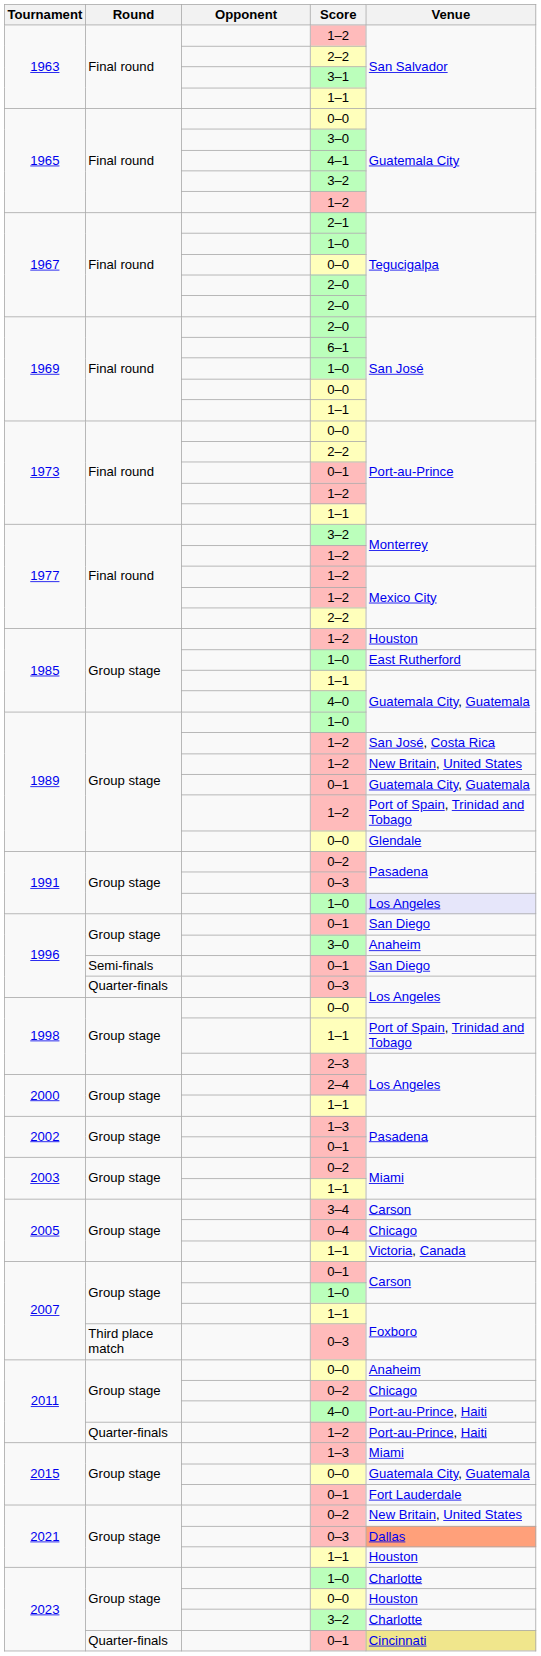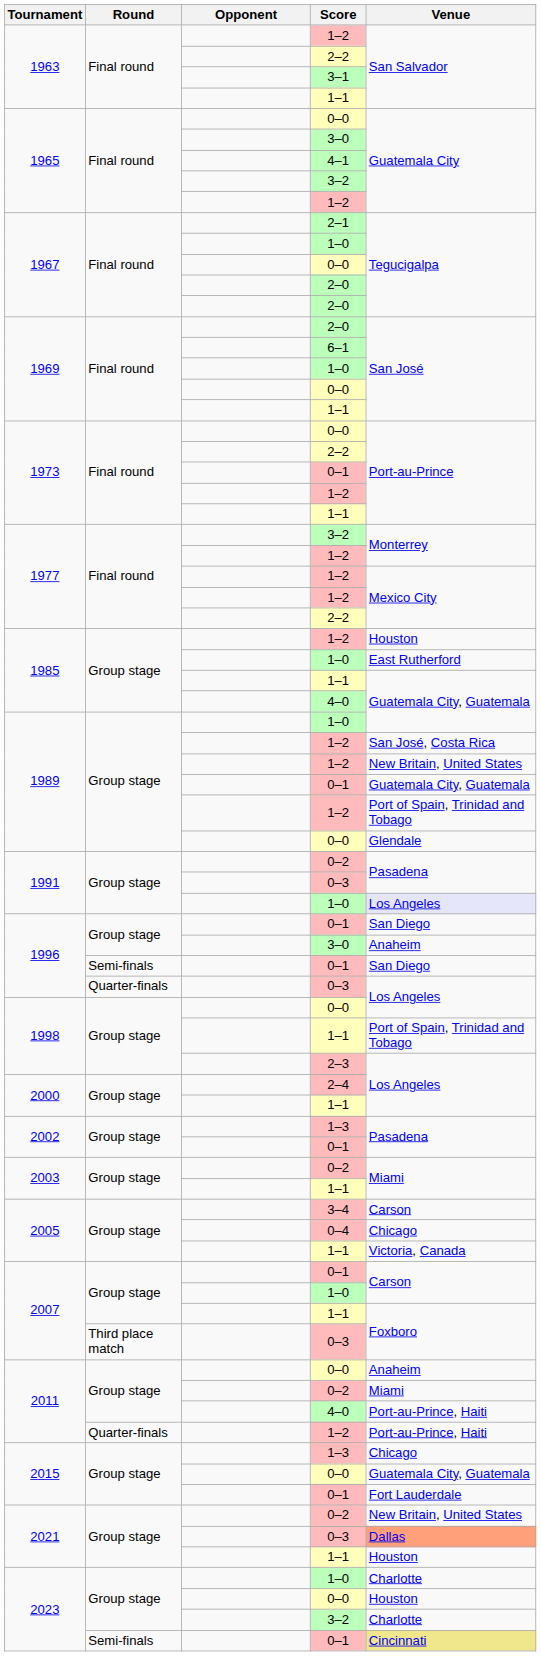(393, 1390) Chicago -> (386, 1390) Miami
(386, 1453) Miami -> (393, 1453) Chicago
(128, 1640) Quarter-finals -> (121, 1640) Semi-finals
